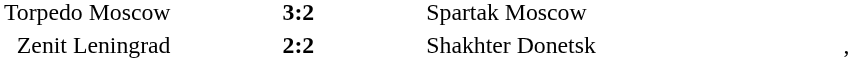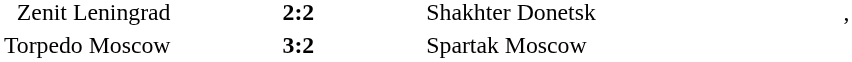rows swapped: (94, 44) <-> (87, 11)
